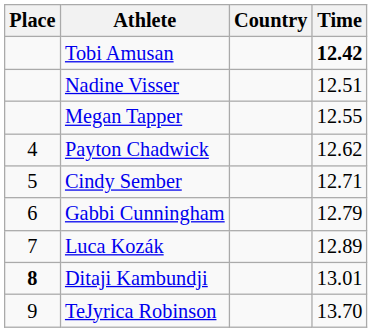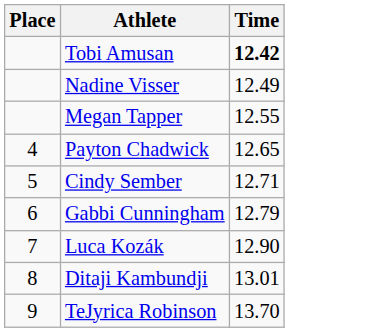- column: (271, 20)
(340, 85) 12.51 -> (257, 85) 12.49
(340, 149) 12.62 -> (257, 149) 12.65
(340, 246) 12.89 -> (257, 246) 12.90
(32, 278) bold -> (32, 278) normal
